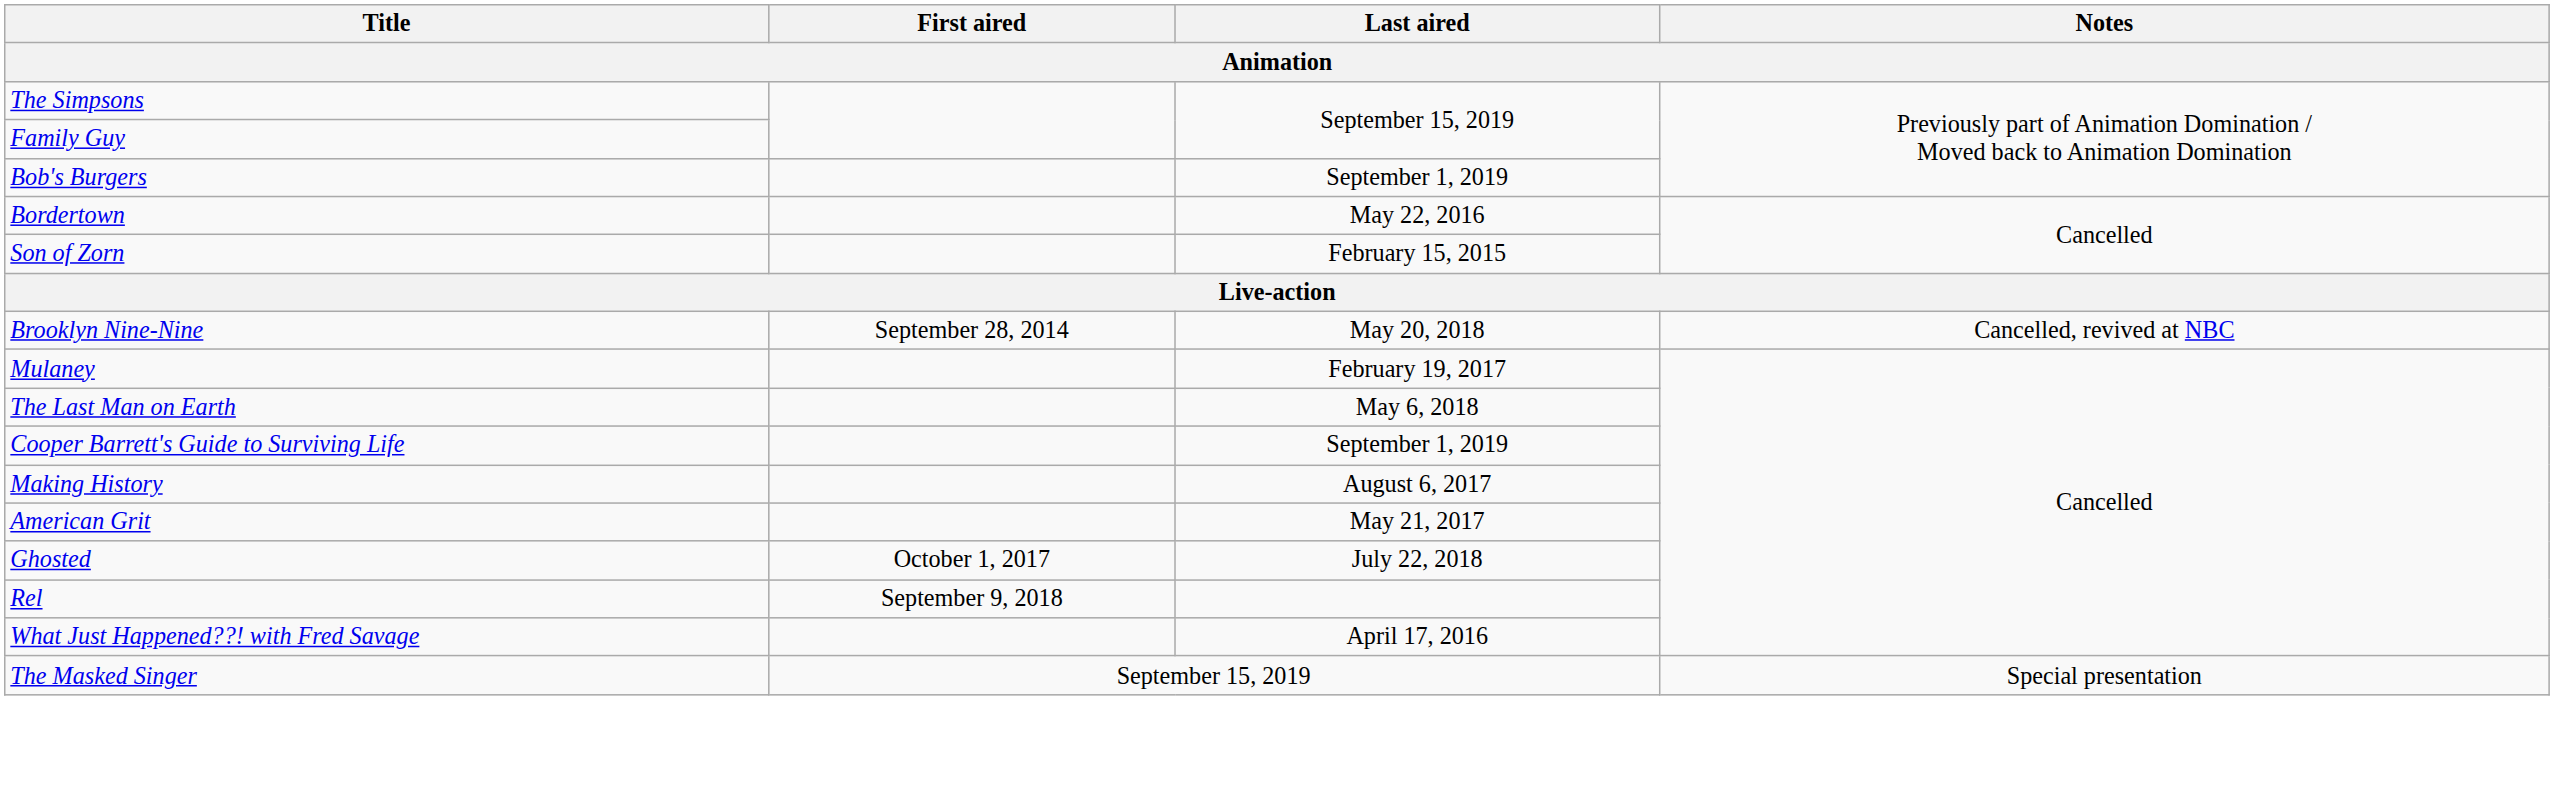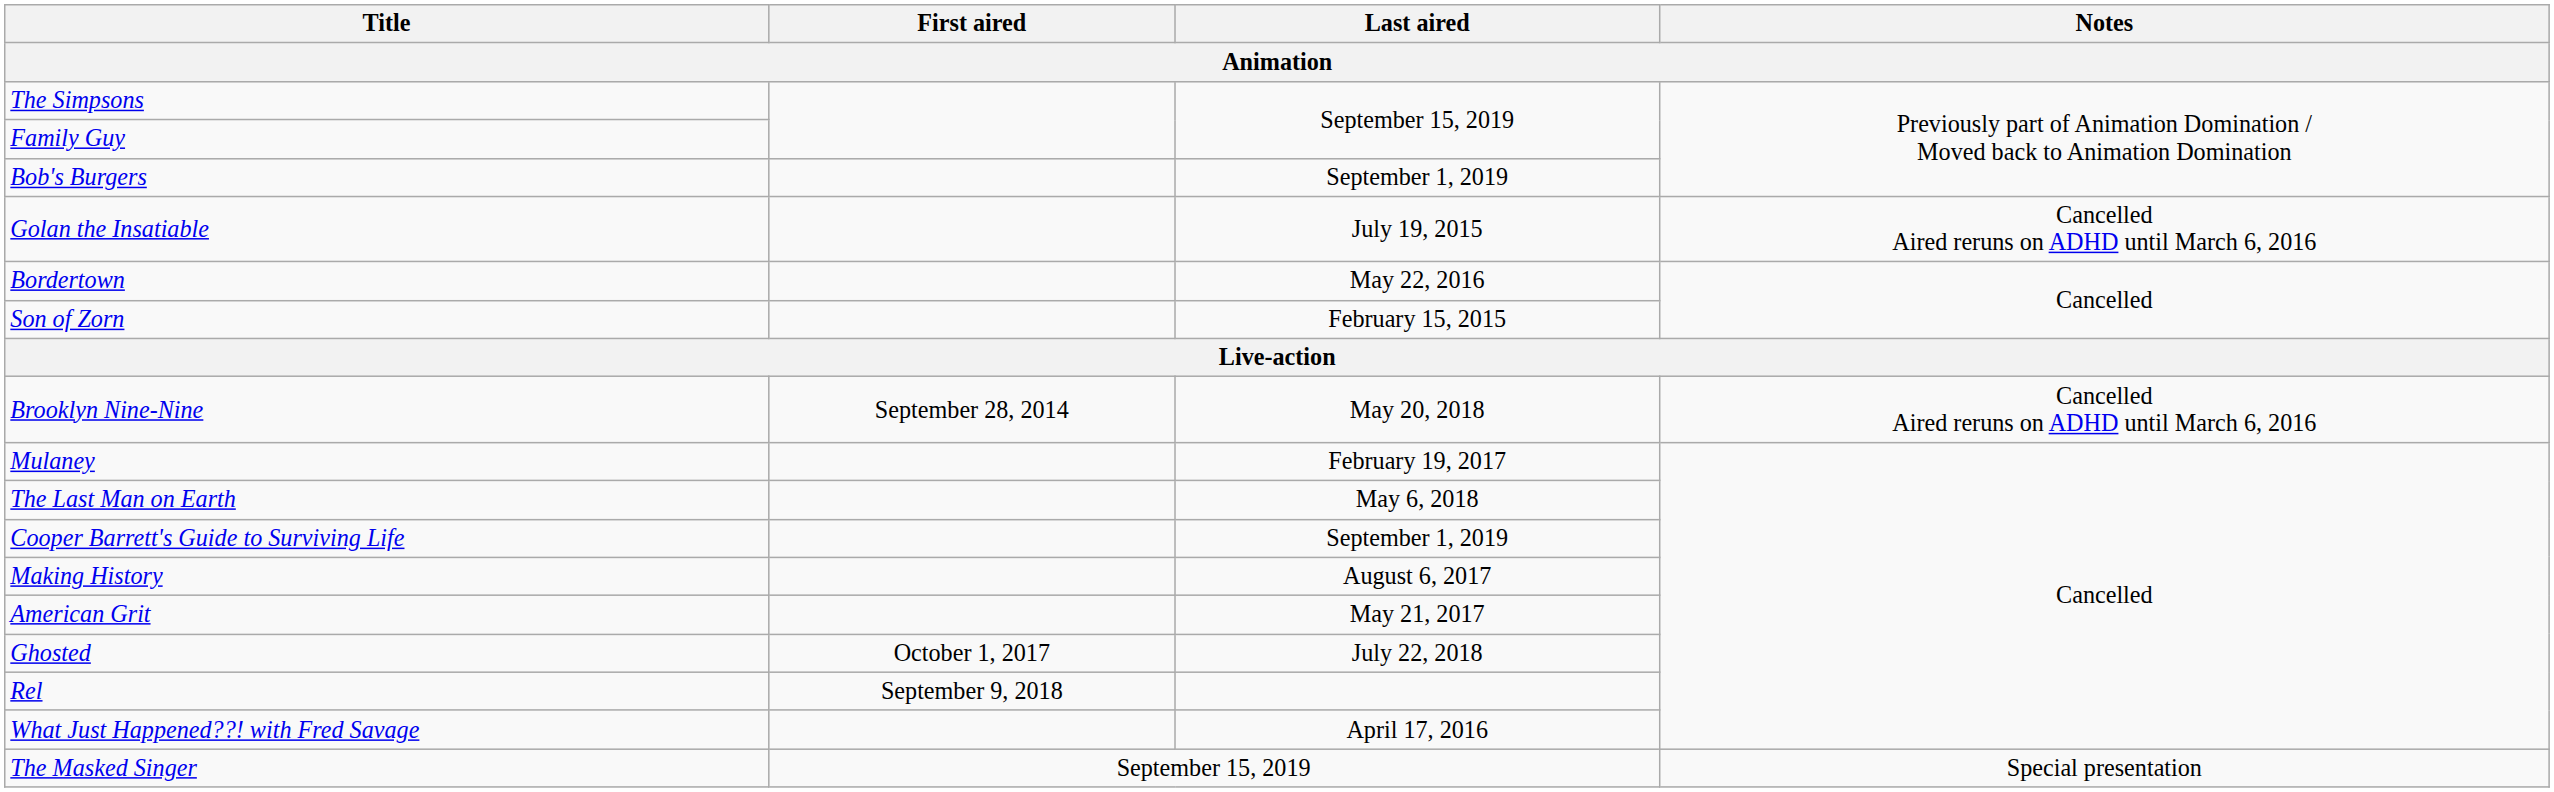+ row: (110, 228)
(2104, 330) Cancelled, revived at NBC -> (2104, 409) Cancelled Aired reruns on ADHD until March 6, 2016
